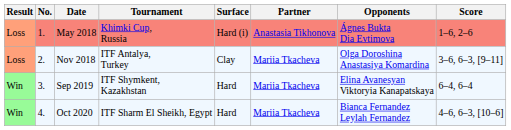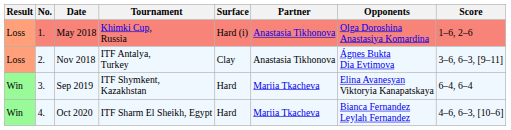(367, 33) Ágnes Bukta Dia Evtimova -> (384, 33) Olga Doroshina Anastasiya Komardina
(286, 59) Mariia Tkacheva -> (294, 59) Anastasia Tikhonova
(384, 59) Olga Doroshina Anastasiya Komardina -> (367, 59) Ágnes Bukta Dia Evtimova
